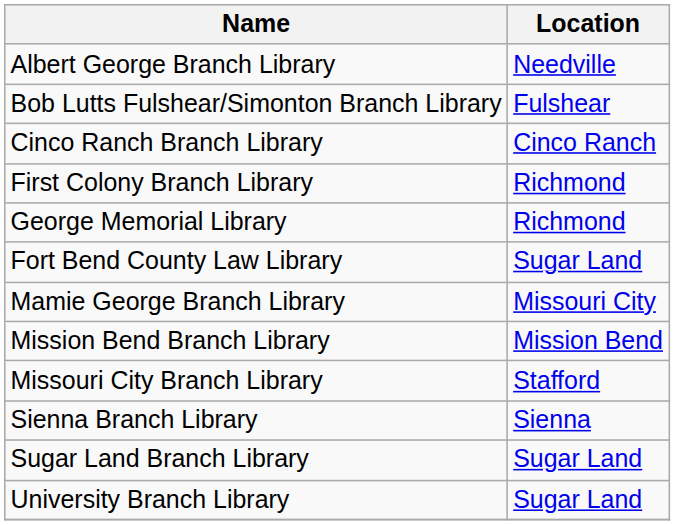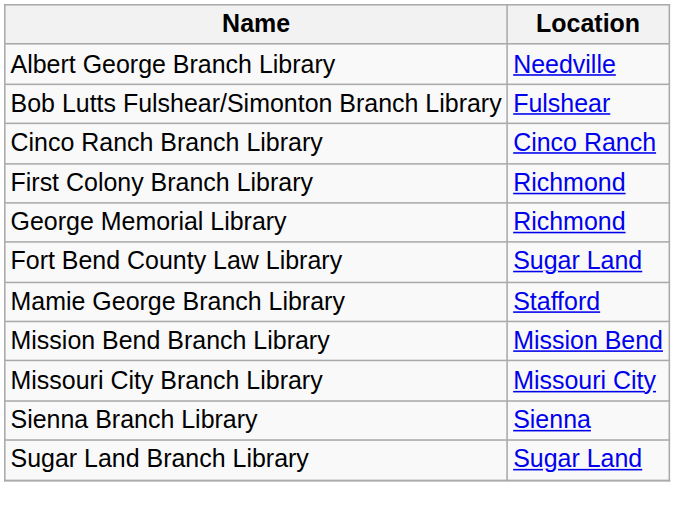(585, 301) Missouri City -> (557, 301) Stafford
(557, 380) Stafford -> (585, 380) Missouri City
- row: (150, 499)
